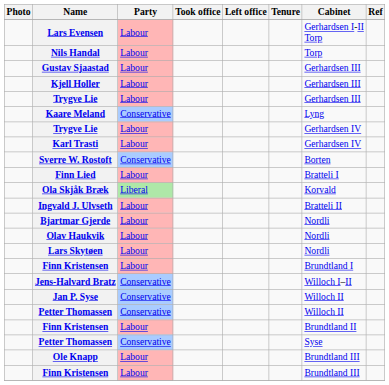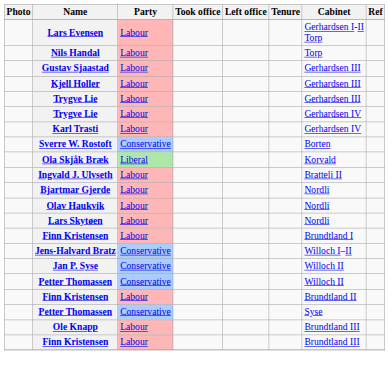- row: (75, 114)
- row: (75, 175)
